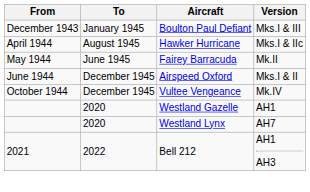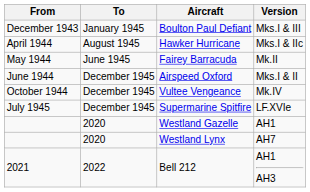+ row: (205, 108)
